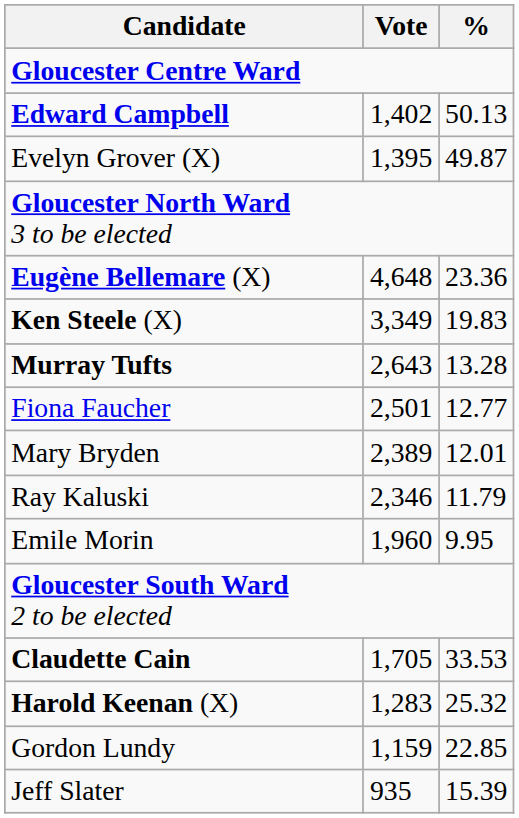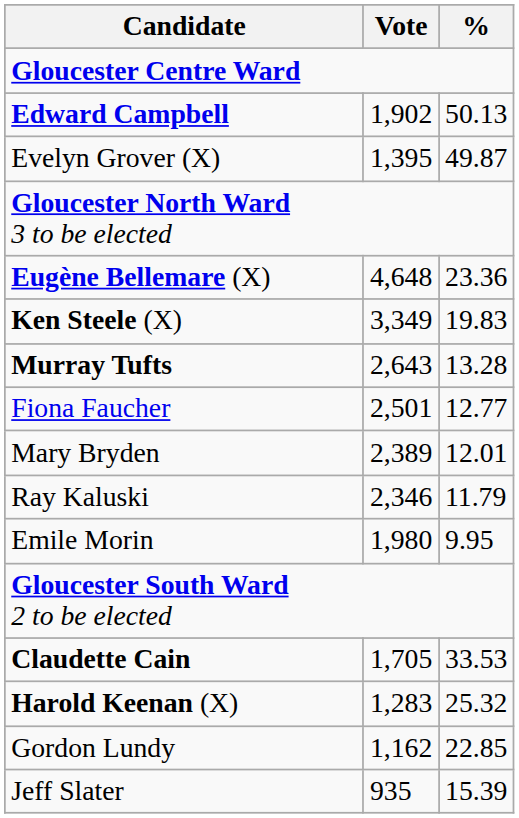(401, 114) 1,402 -> (401, 114) 1,902
(401, 540) 1,960 -> (401, 540) 1,980
(401, 747) 1,159 -> (401, 747) 1,162
